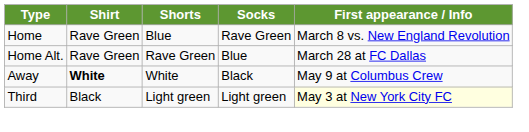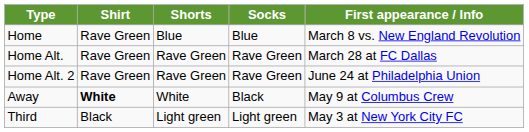(256, 35) Rave Green -> (245, 35) Blue
(234, 55) Blue -> (267, 55) Rave Green
+ row: (41, 76)
(375, 96) lightyellow background -> (385, 117) no background
